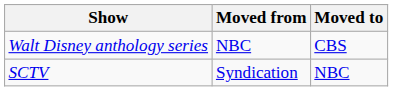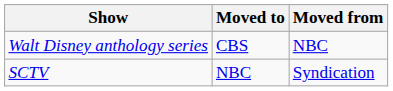columns swapped: (261, 18) <-> (349, 18)
